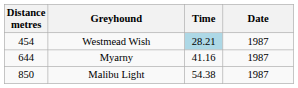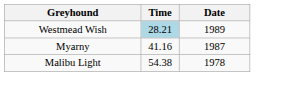- column: (26, 18)
(258, 41) 1987 -> (214, 29) 1989
(258, 74) 1987 -> (214, 63) 1978
